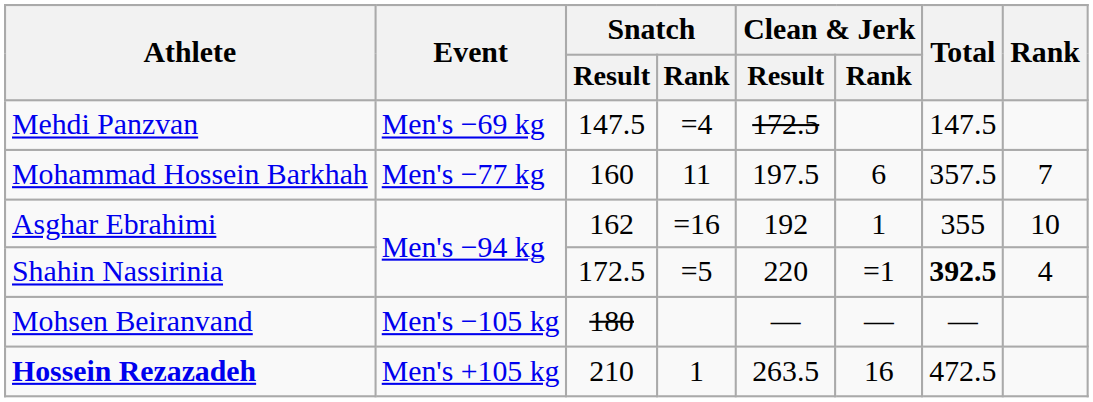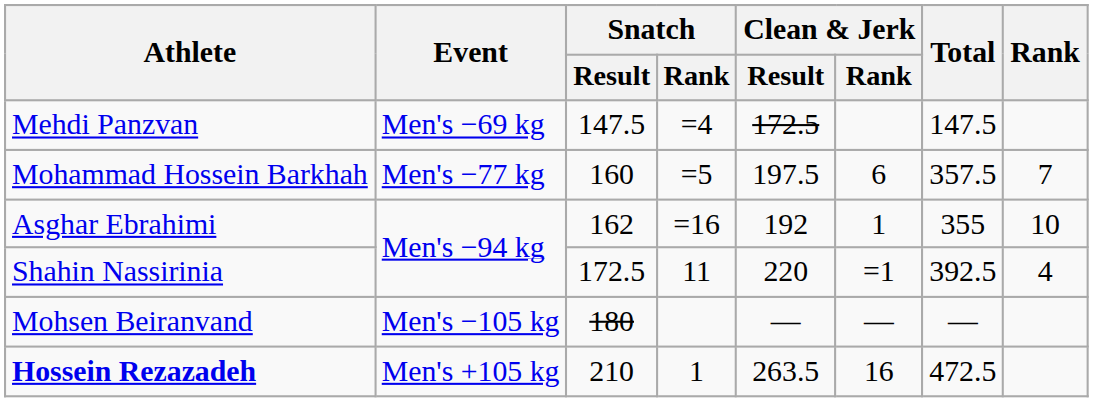(697, 174) 11 -> (697, 174) =5
(697, 272) =5 -> (697, 272) 11
(963, 272) bold -> (963, 272) normal
